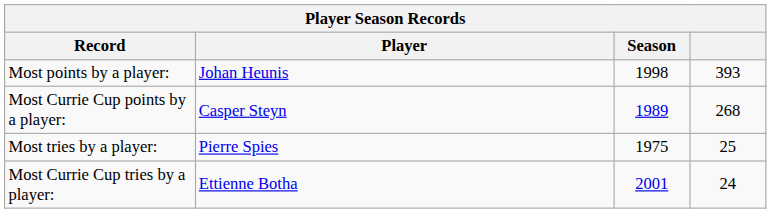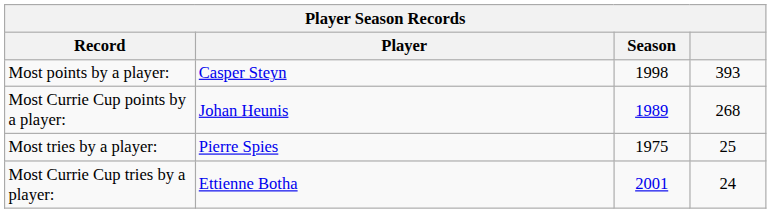(244, 73) Johan Heunis -> (243, 73) Casper Steyn
(243, 110) Casper Steyn -> (244, 110) Johan Heunis
